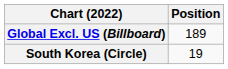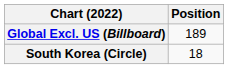(196, 53) 19 -> (196, 53) 18
